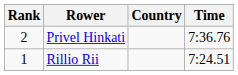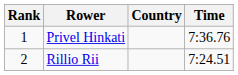(24, 37) 2 -> (24, 37) 1
(24, 59) 1 -> (24, 59) 2
